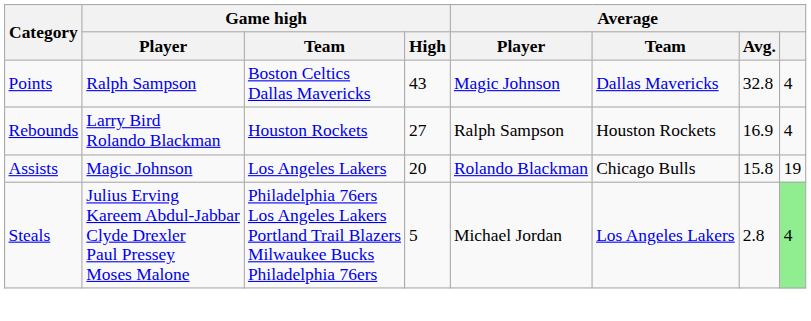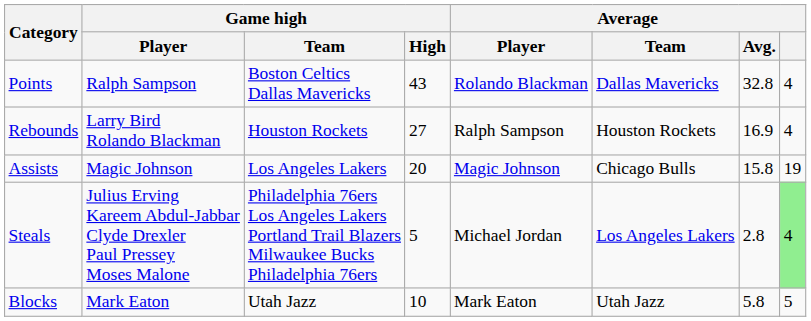(507, 83) Magic Johnson -> (521, 83) Rolando Blackman
(521, 168) Rolando Blackman -> (507, 168) Magic Johnson
+ row: (33, 302)
